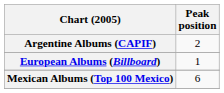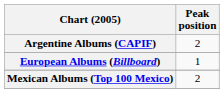(197, 79) 6 -> (197, 79) 2
